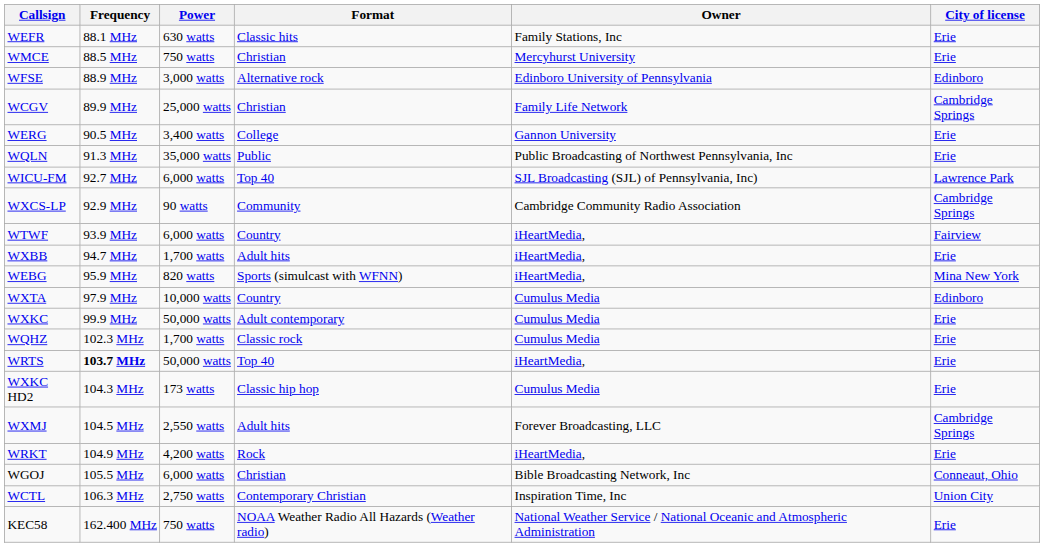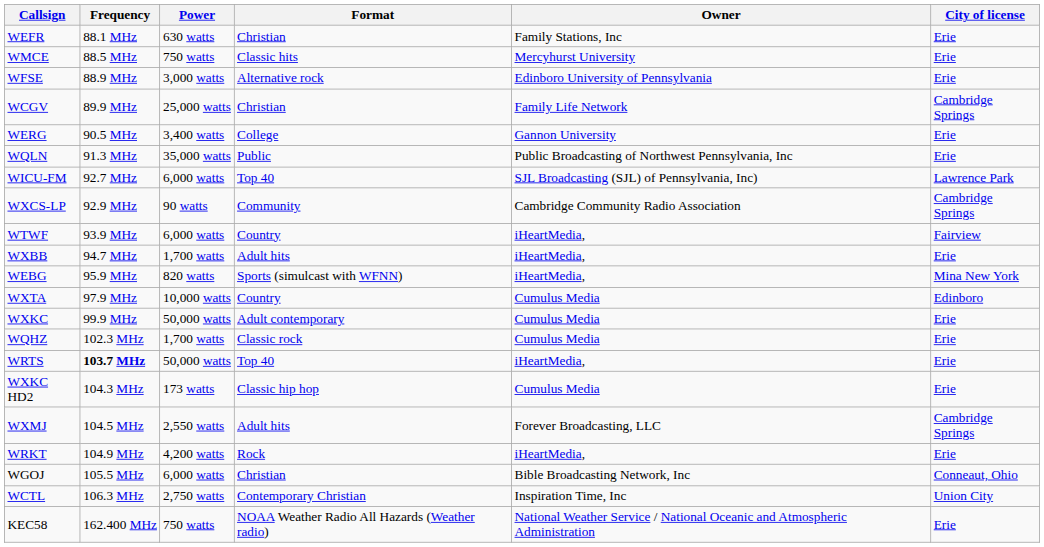(267, 36) Classic hits -> (261, 36) Christian
(261, 57) Christian -> (267, 57) Classic hits
(958, 78) Edinboro -> (945, 78) Erie
